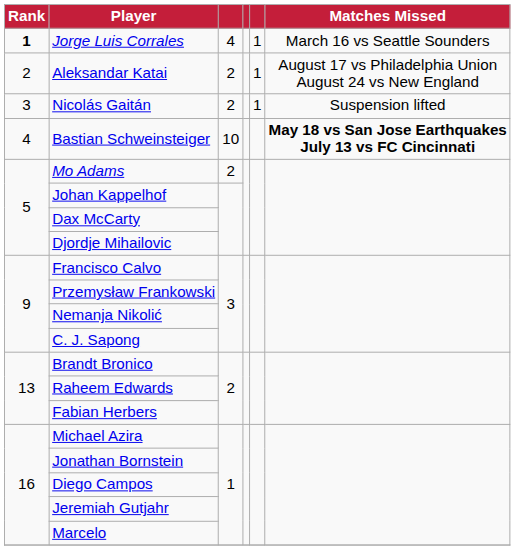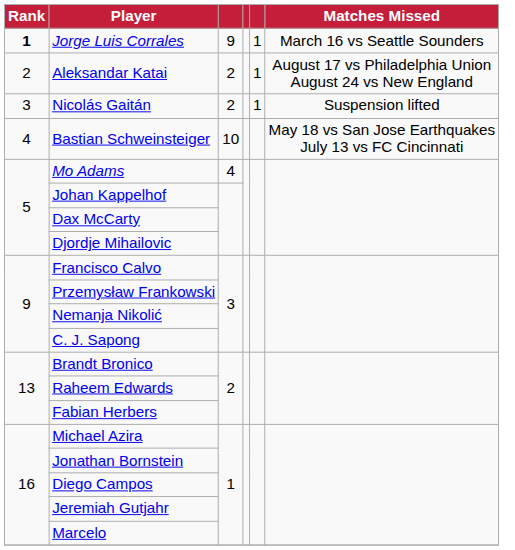(231, 40) 4 -> (231, 40) 9
(388, 138) bold -> (382, 138) normal
(231, 171) 2 -> (231, 171) 4
